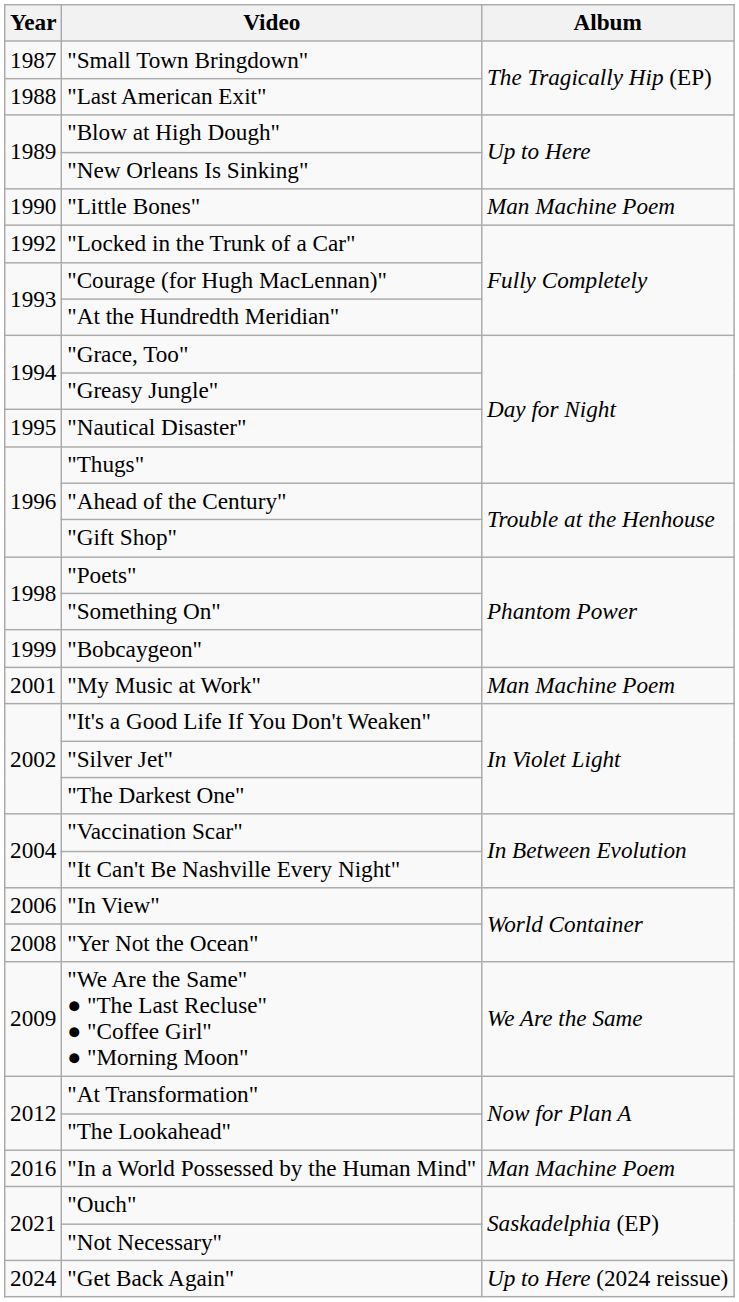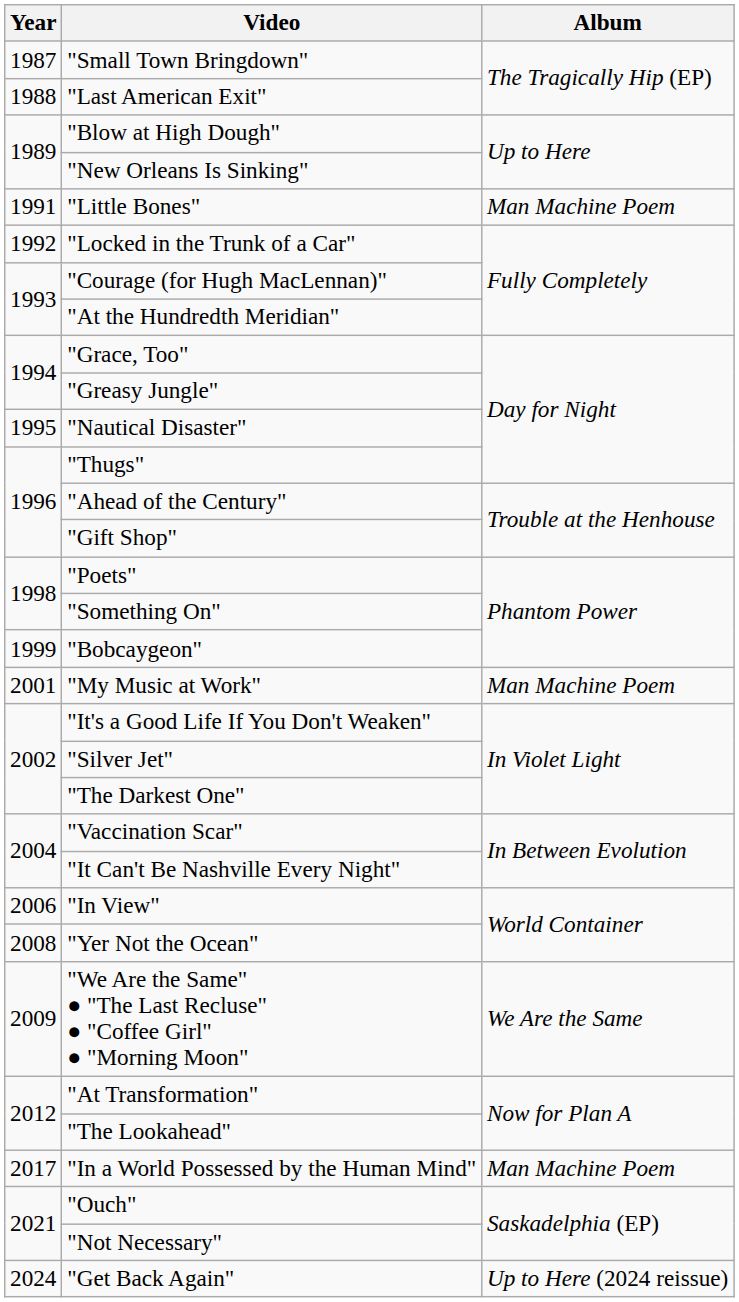(33, 206) 1990 -> (33, 206) 1991
(33, 1168) 2016 -> (33, 1168) 2017
